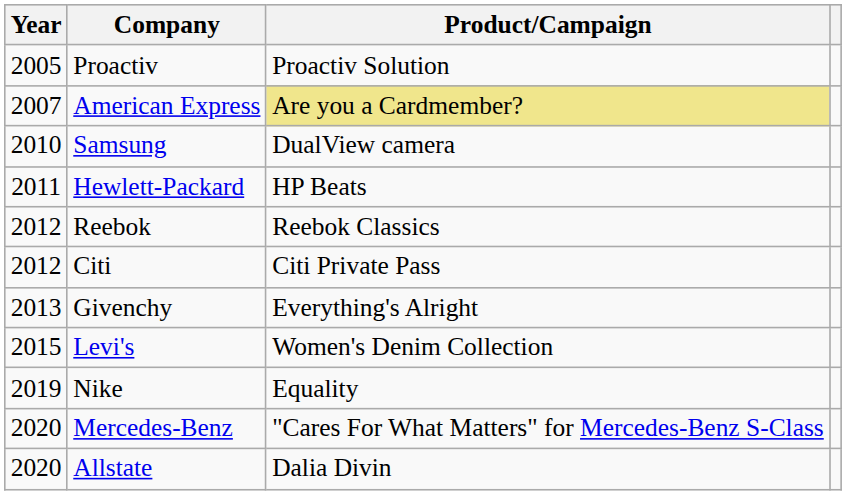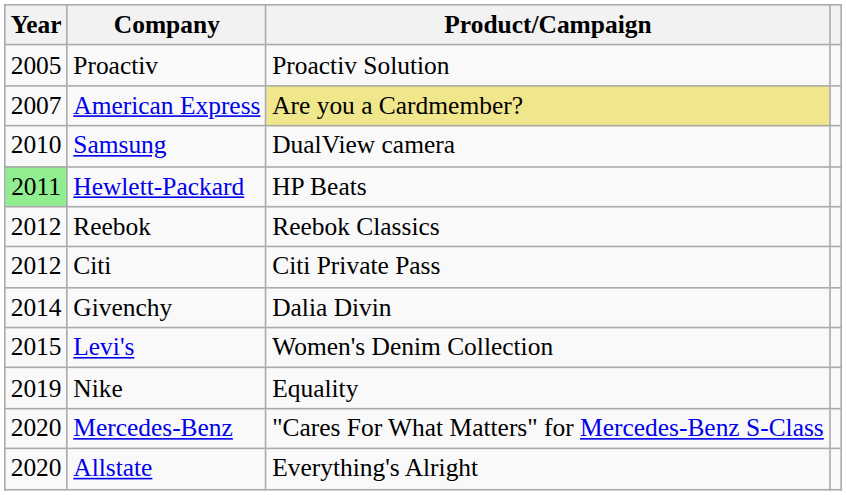(36, 186) no background -> (36, 186) lightgreen background
(36, 307) 2013 -> (36, 307) 2014
(375, 307) Everything's Alright -> (332, 307) Dalia Divin
(332, 468) Dalia Divin -> (375, 468) Everything's Alright
